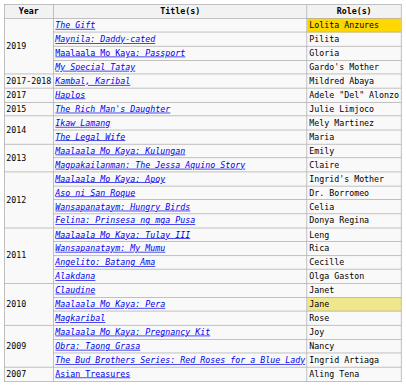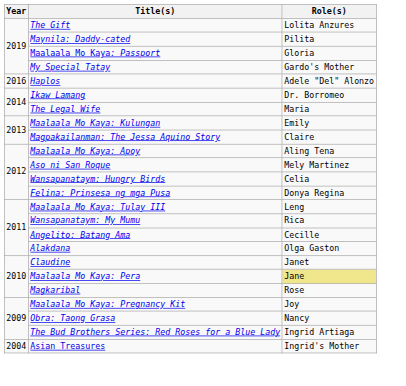(344, 25) gold background -> (319, 25) no background
- row: (93, 81)
(16, 95) 2017 -> (16, 81) 2016
- row: (113, 109)
(342, 123) Mely Martinez -> (314, 95) Dr. Borromeo
(347, 178) Ingrid's Mother -> (309, 151) Aling Tena
(339, 192) Dr. Borromeo -> (317, 165) Mely Martinez
(16, 374) 2007 -> (16, 346) 2004
(334, 374) Aling Tena -> (322, 346) Ingrid's Mother
